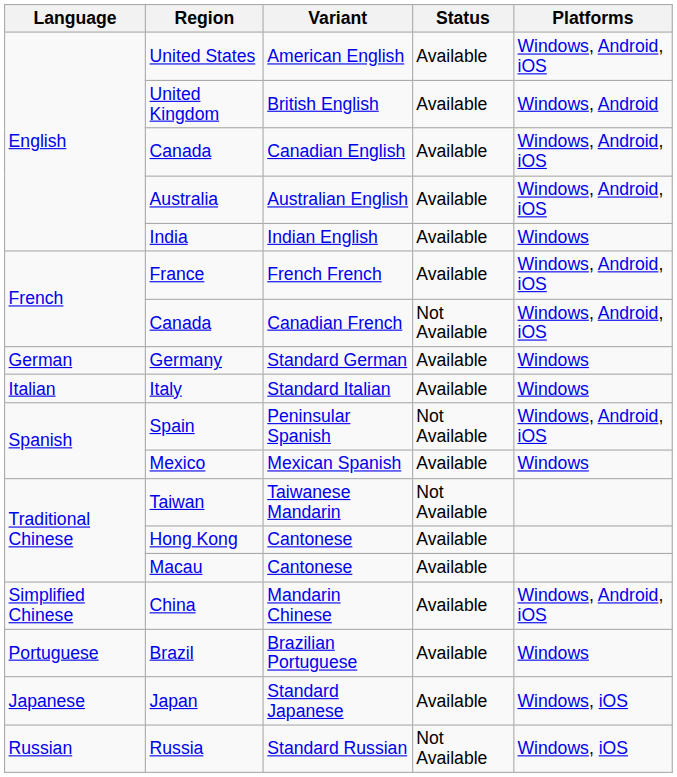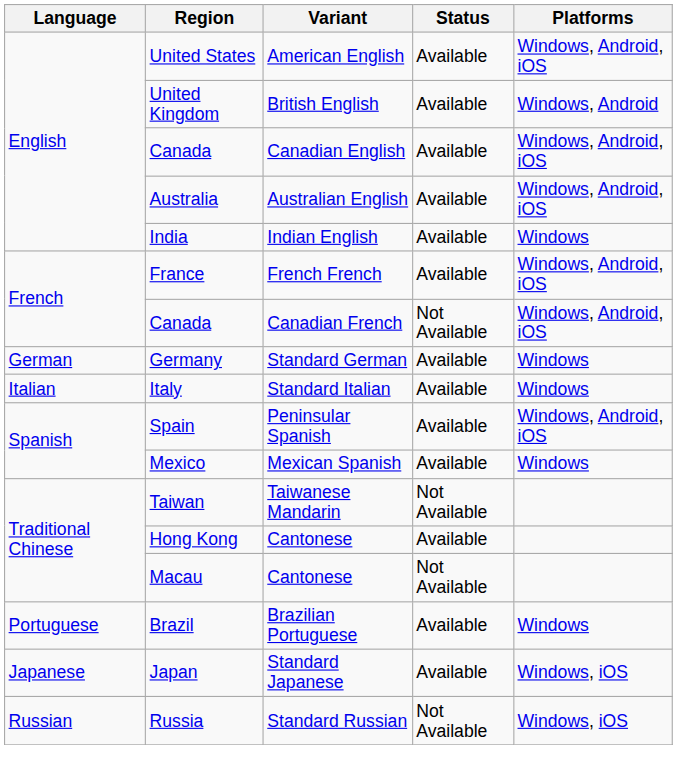(452, 426) Not Available -> (452, 426) Available
(452, 567) Available -> (452, 577) Not Available
- row: (173, 605)
